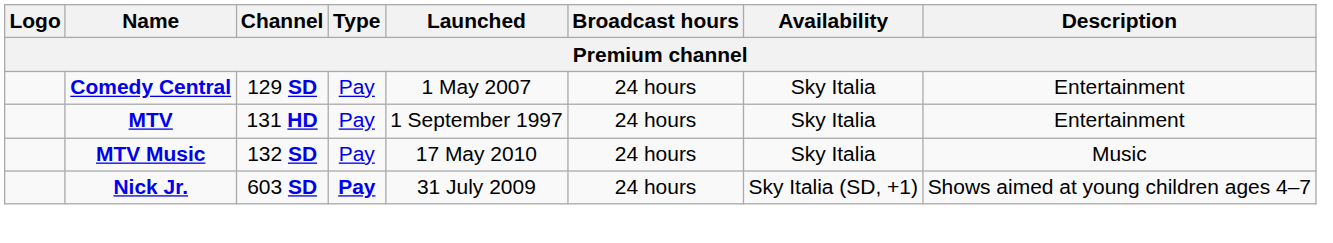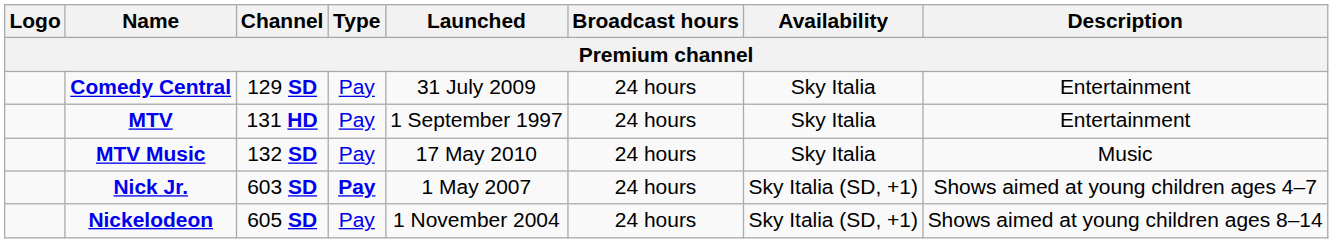(476, 87) 1 May 2007 -> (476, 87) 31 July 2009
(476, 187) 31 July 2009 -> (476, 187) 1 May 2007
+ row: (151, 220)
